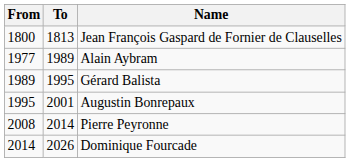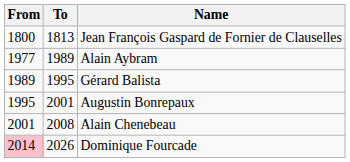+ row: (128, 124)
- row: (125, 124)
(21, 146) no background -> (21, 146) pink background
